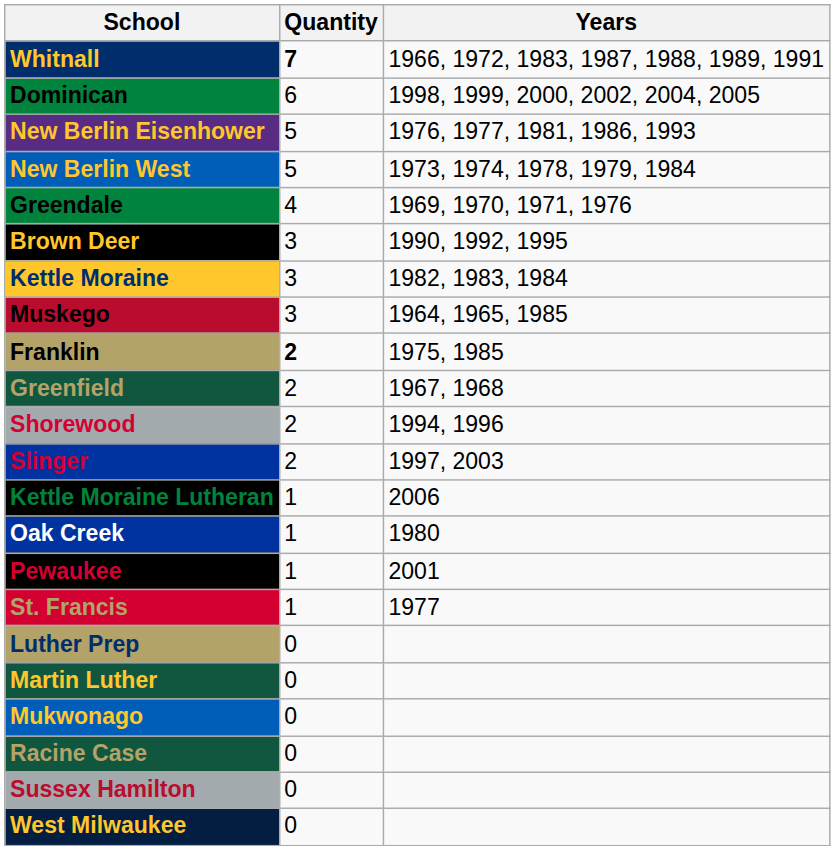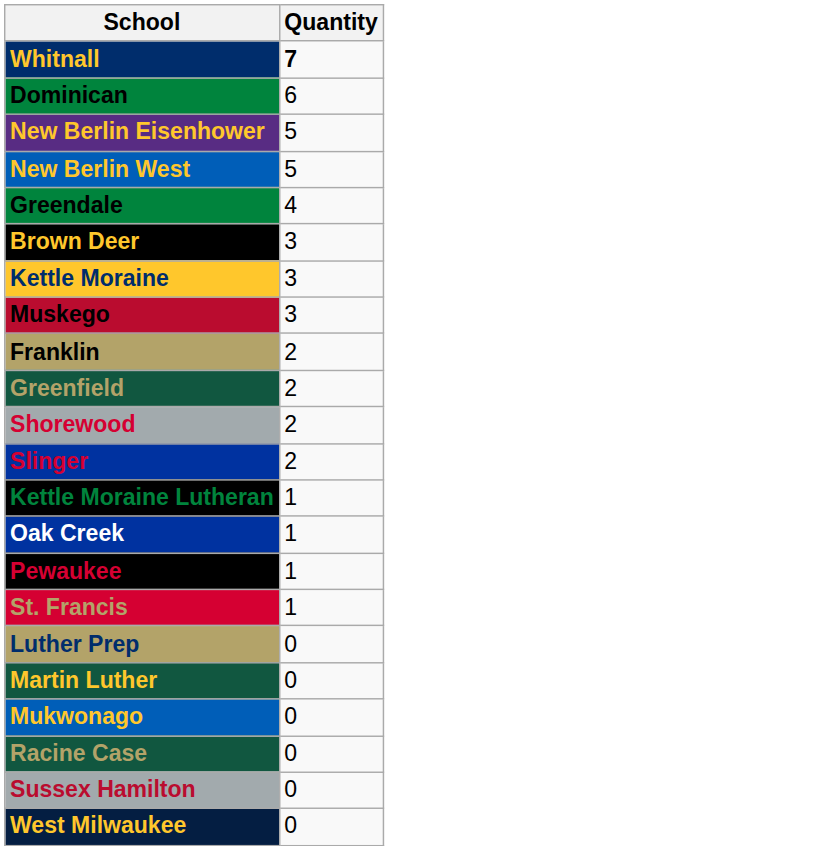- column: (606, 22)
(291, 351) bold -> (291, 351) normal
